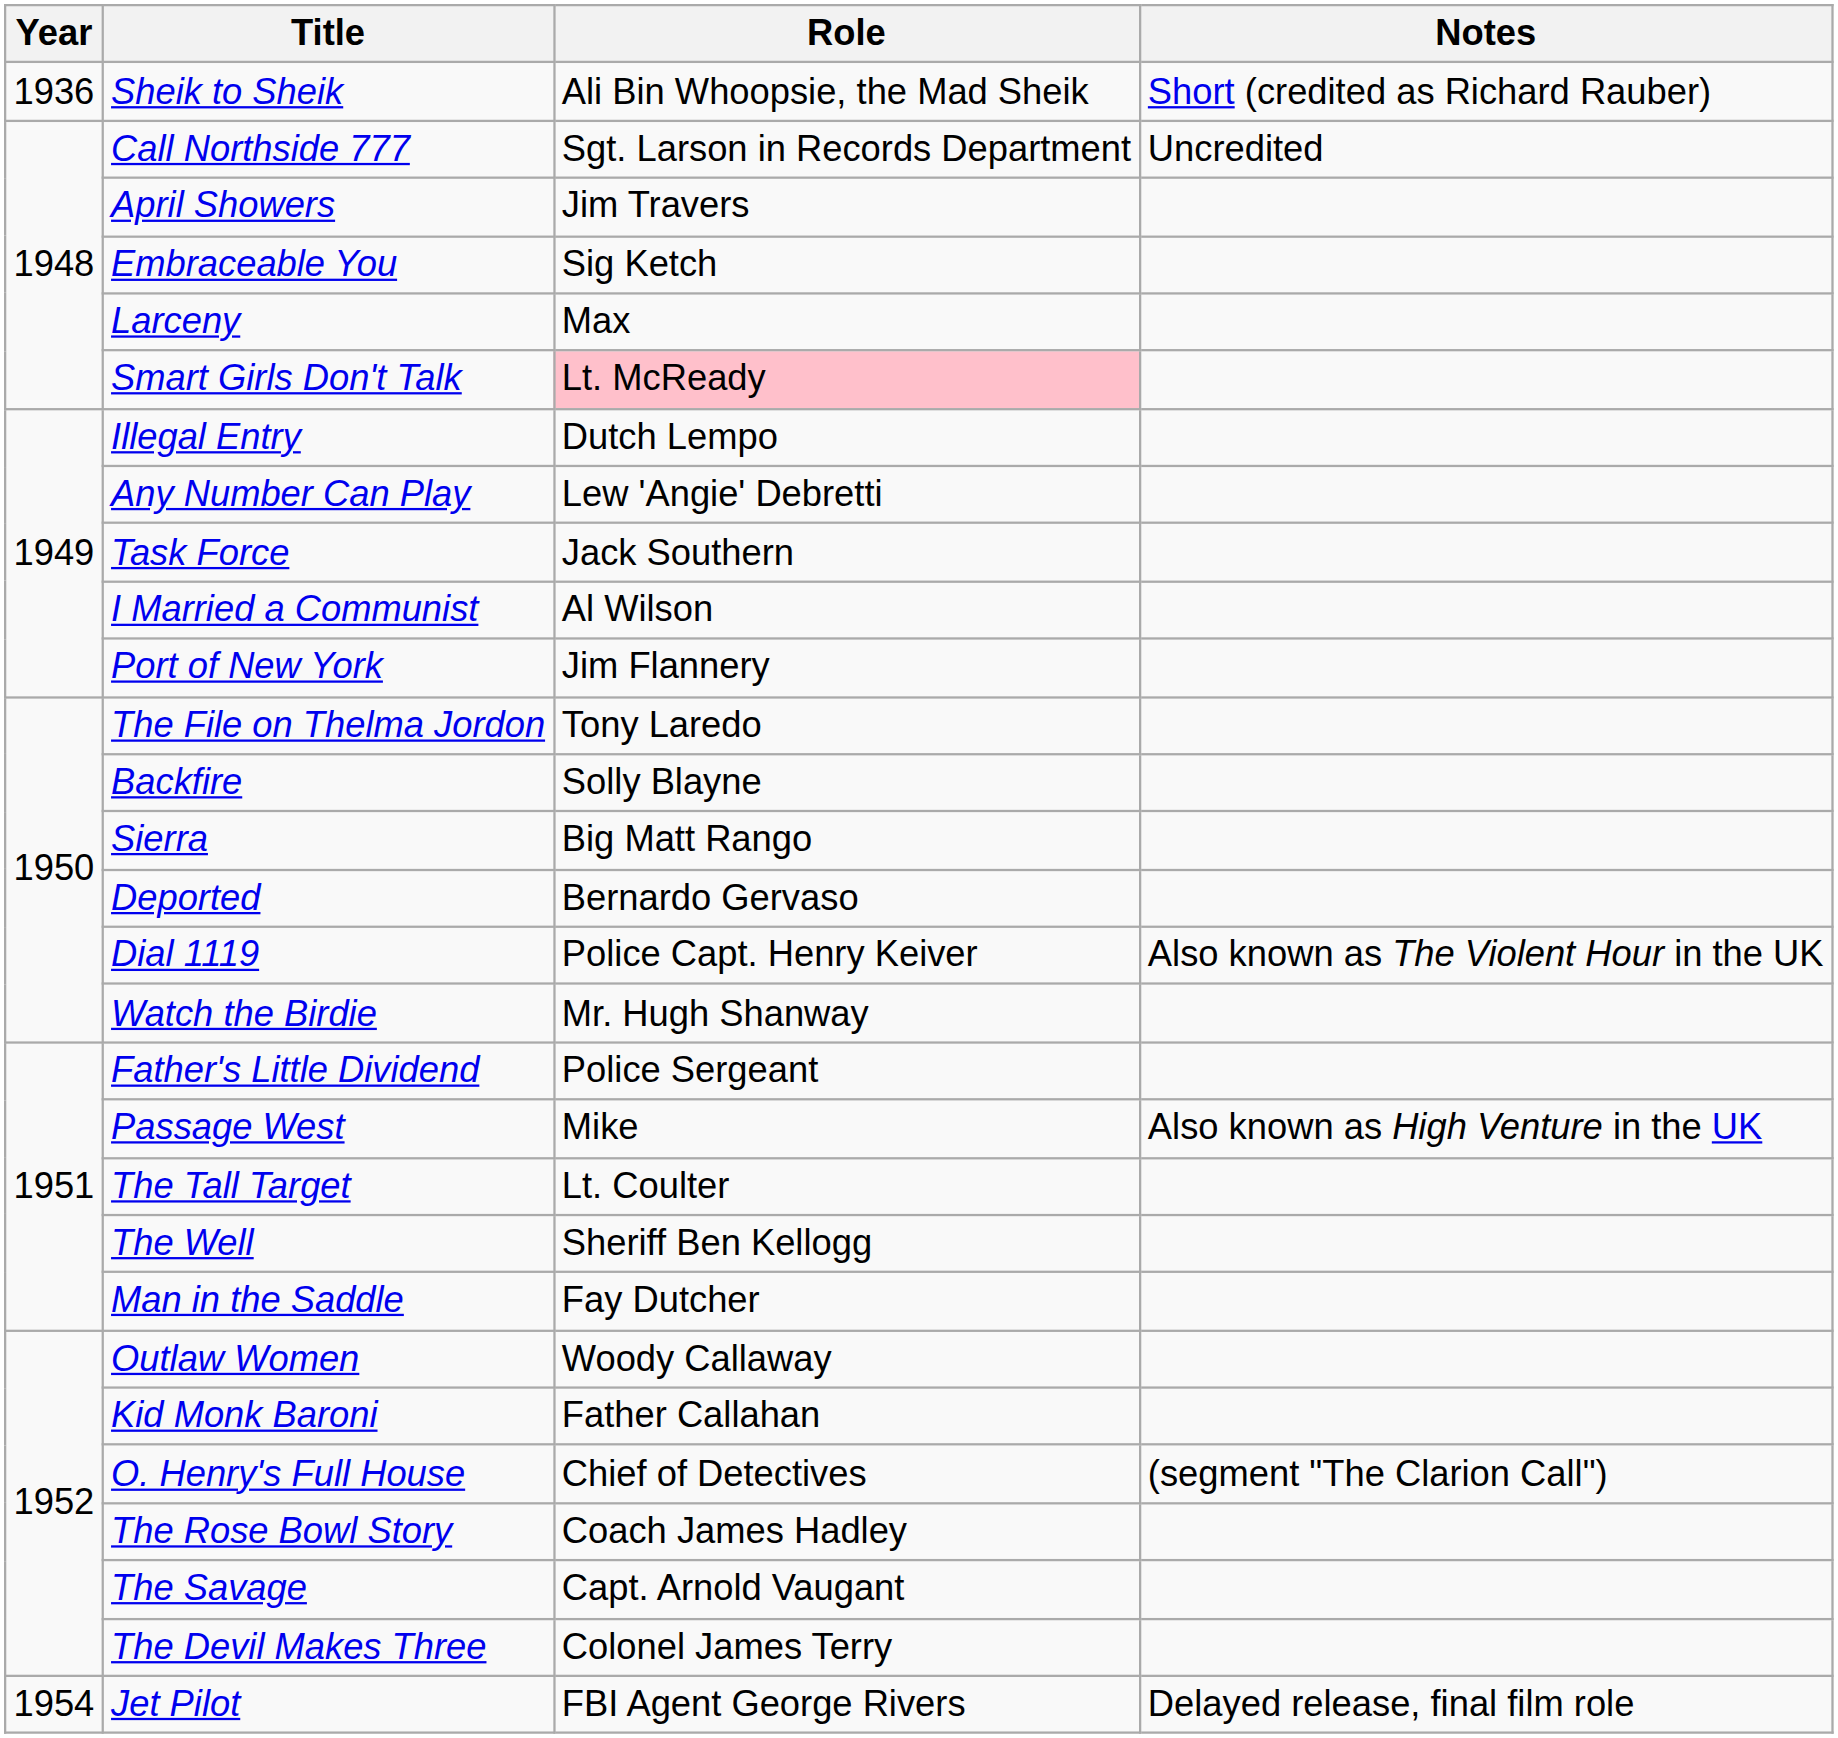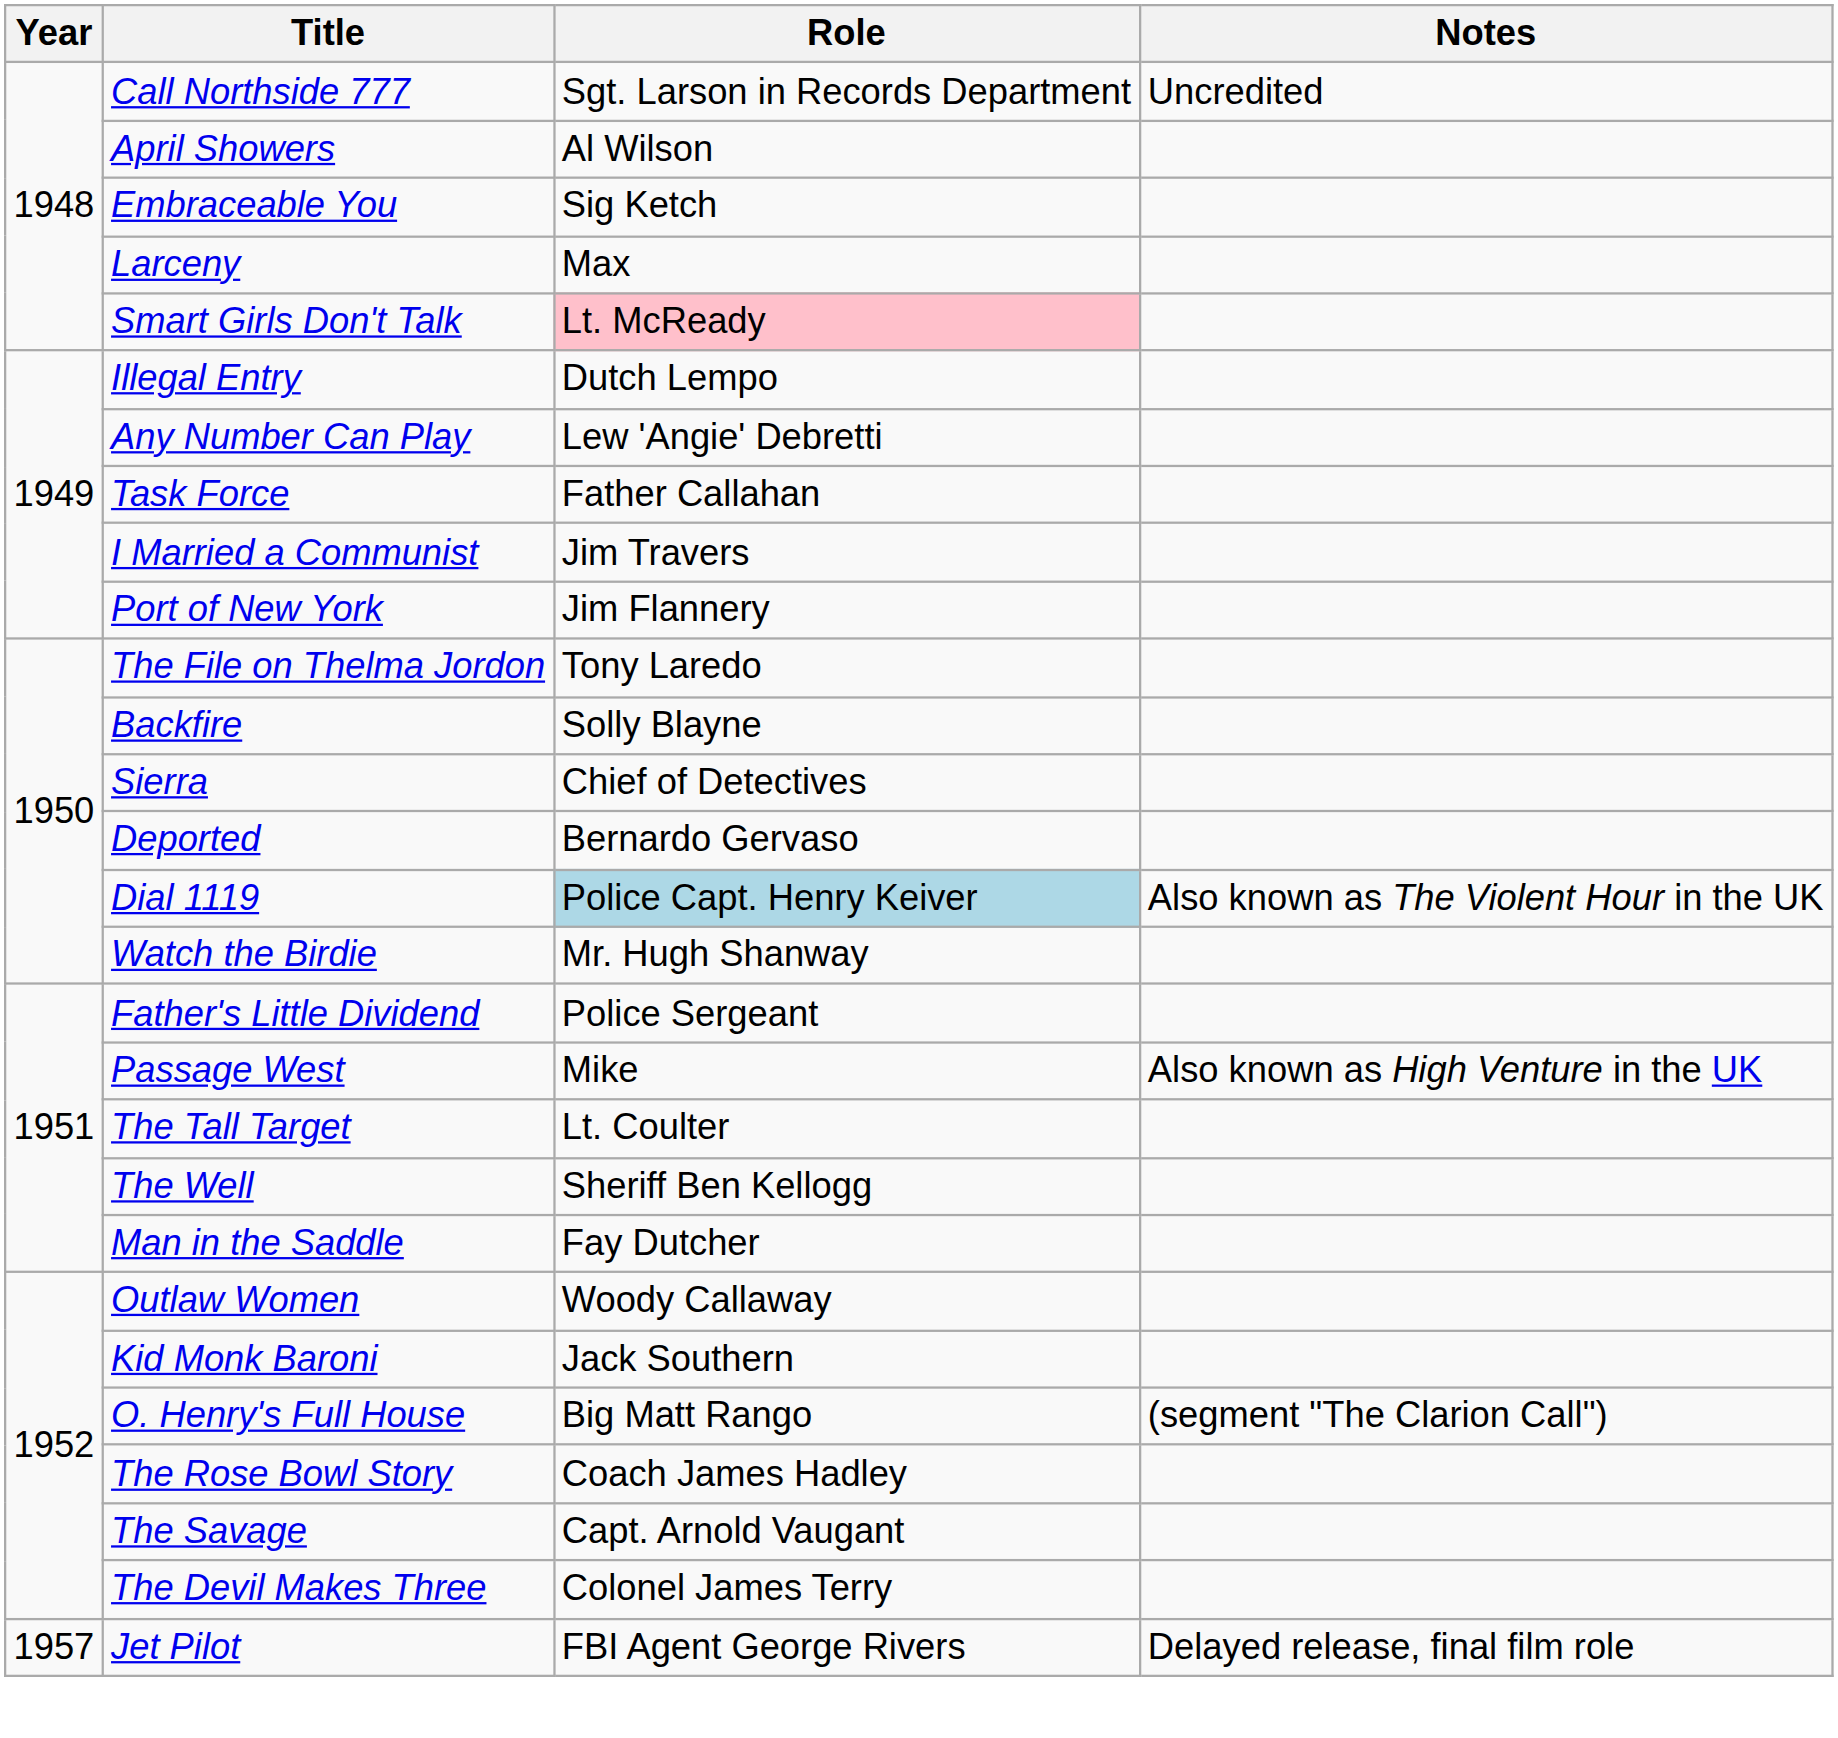- row: (227, 90)
(656, 206) Jim Travers -> (638, 148) Al Wilson
(678, 551) Jack Southern -> (691, 494) Father Callahan
(638, 609) Al Wilson -> (656, 551) Jim Travers
(687, 839) Big Matt Rango -> (714, 782) Chief of Detectives
(770, 954) no background -> (770, 897) lightblue background
(691, 1415) Father Callahan -> (678, 1358) Jack Southern
(714, 1473) Chief of Detectives -> (687, 1415) Big Matt Rango
(54, 1703) 1954 -> (54, 1646) 1957
